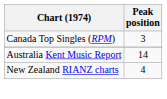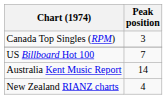+ row: (50, 54)
